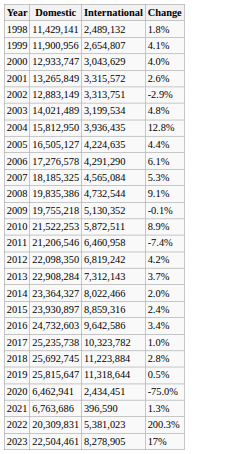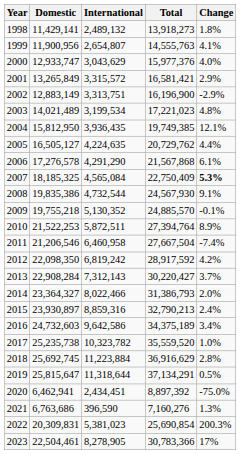+ column: (171, 12)
(158, 78) 2.6% -> (210, 78) 2.9%
(161, 128) 12.8% -> (213, 128) 12.1%
(158, 177) normal -> (211, 177) bold
